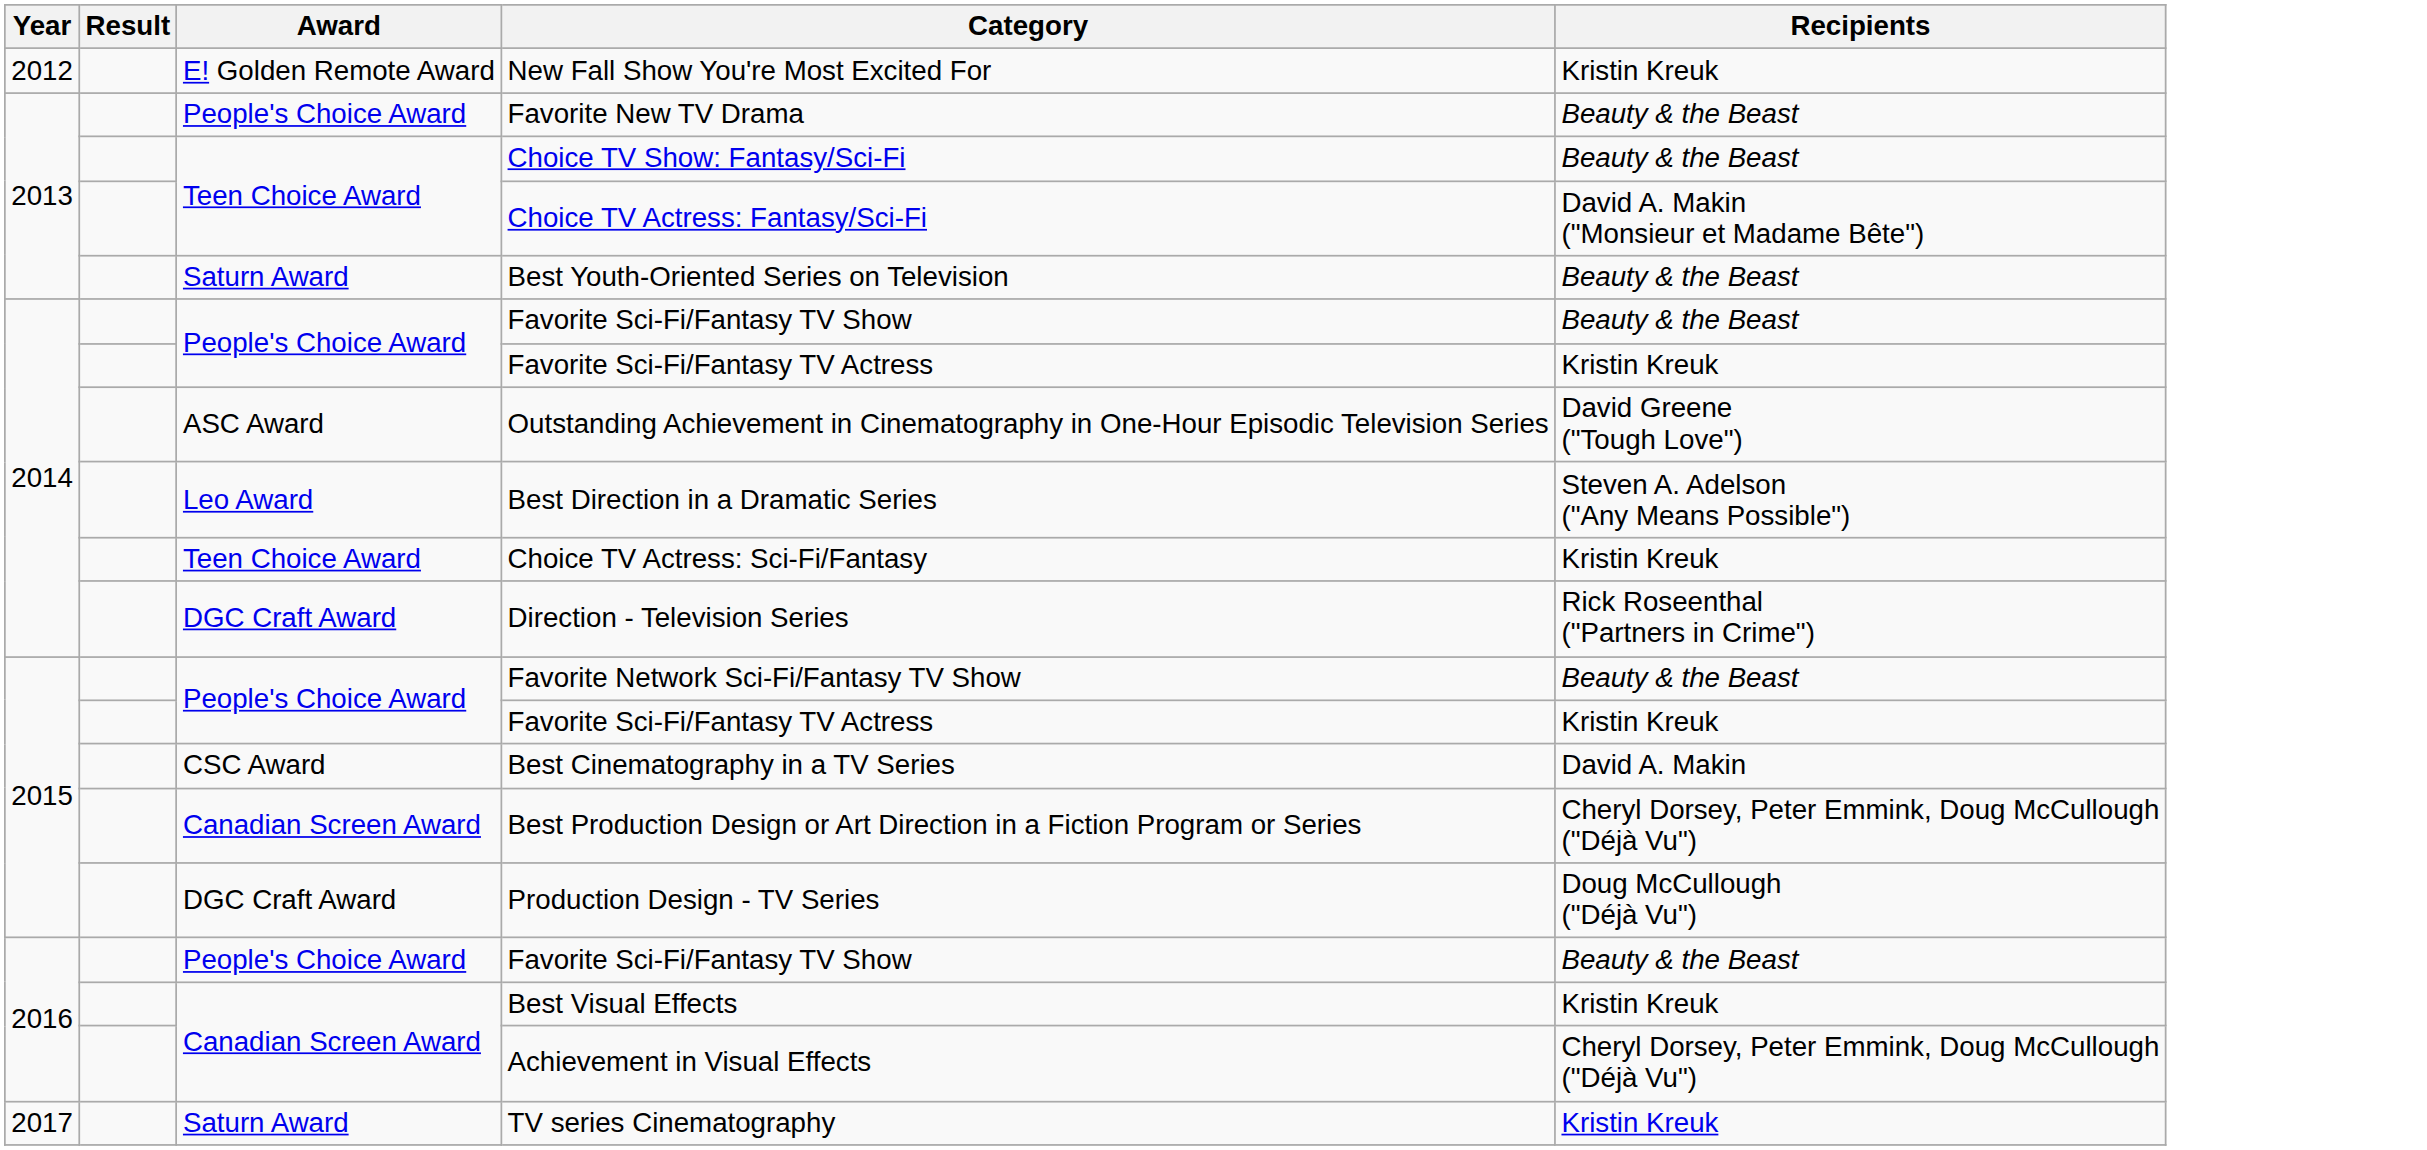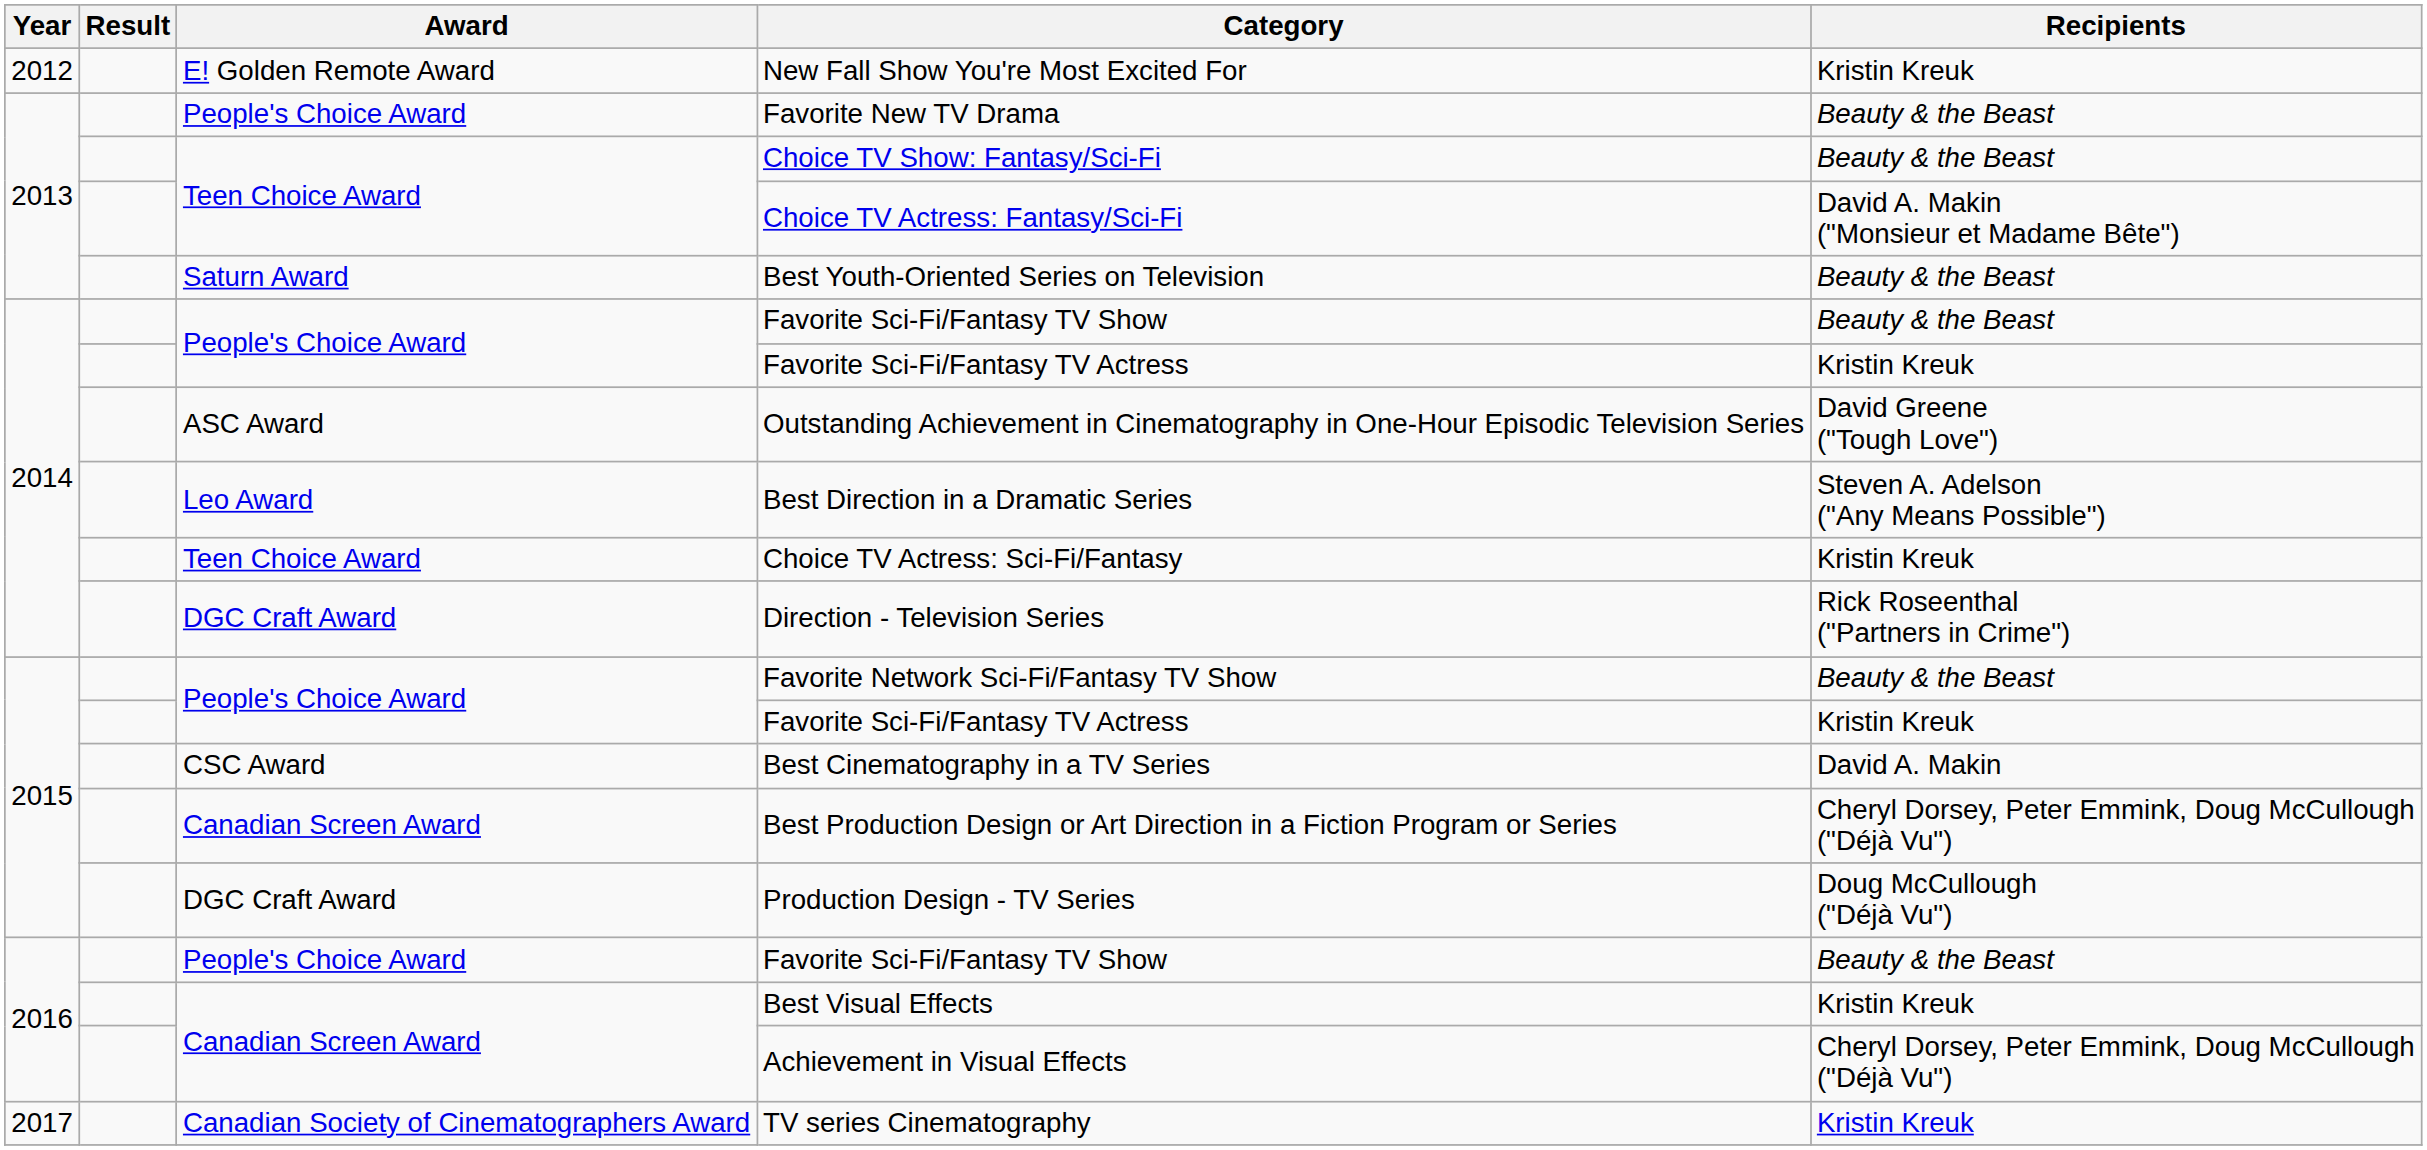(266, 1122) Saturn Award -> (467, 1122) Canadian Society of Cinematographers Award
